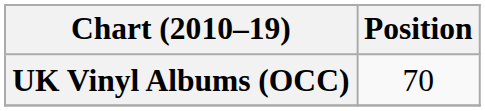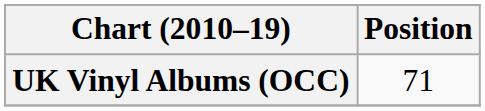(418, 79) 70 -> (418, 79) 71
